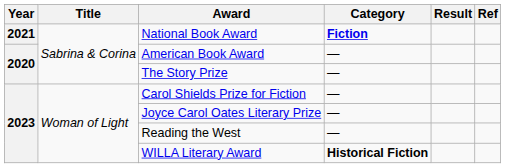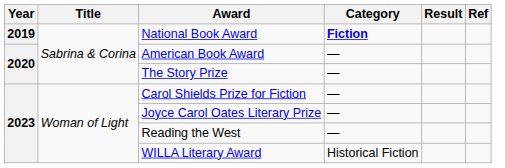(21, 34) 2021 -> (21, 34) 2019
(378, 152) bold -> (373, 152) normal
